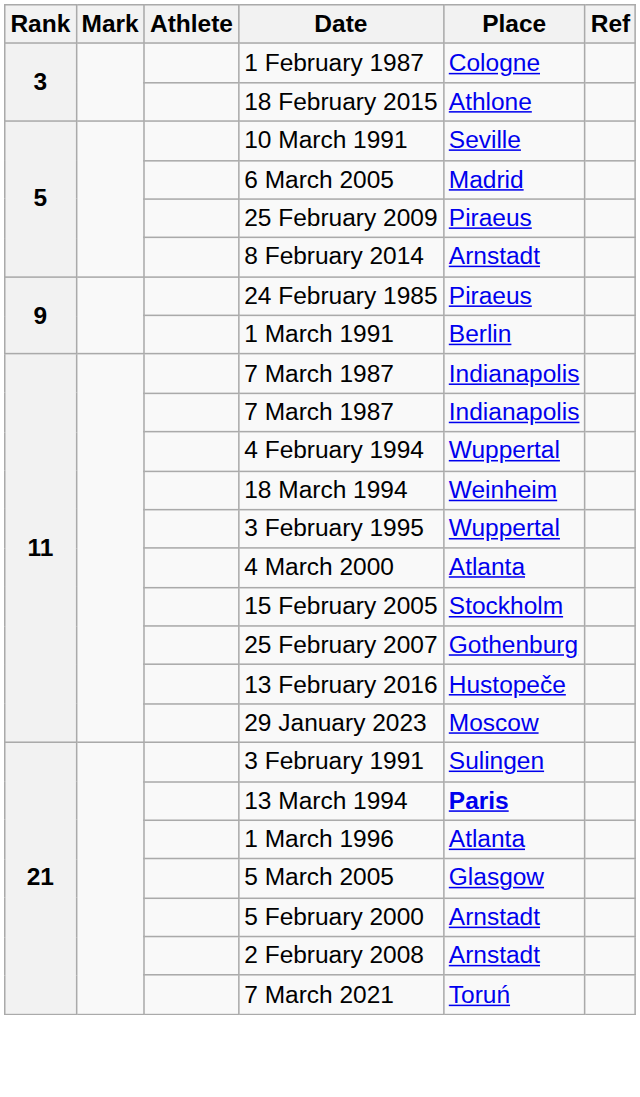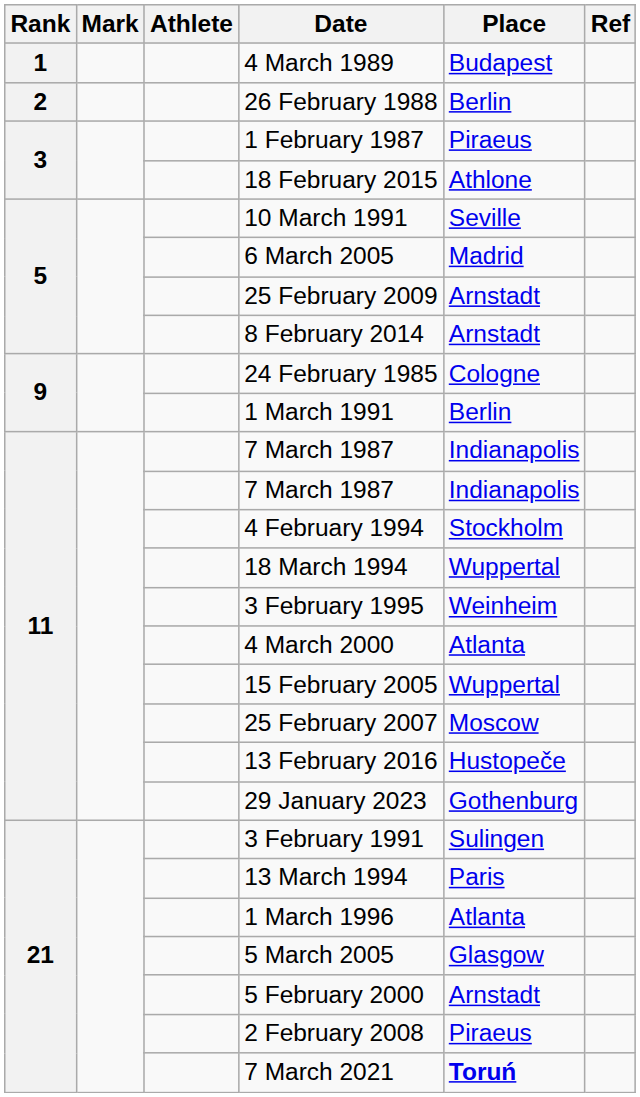+ row: (40, 62)
+ row: (40, 101)
(494, 62) Cologne -> (490, 140) Piraeus
(490, 218) Piraeus -> (494, 295) Arnstadt
(490, 295) Piraeus -> (494, 373) Cologne
(504, 450) Wuppertal -> (506, 528) Stockholm
(503, 489) Weinheim -> (504, 567) Wuppertal
(504, 528) Wuppertal -> (503, 606) Weinheim
(506, 606) Stockholm -> (504, 683) Wuppertal
(513, 645) Gothenburg -> (494, 722) Moscow
(494, 722) Moscow -> (513, 800) Gothenburg
(479, 800) bold -> (477, 878) normal
(494, 955) Arnstadt -> (490, 1033) Piraeus
(479, 994) normal -> (483, 1072) bold
